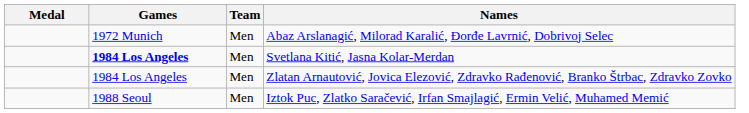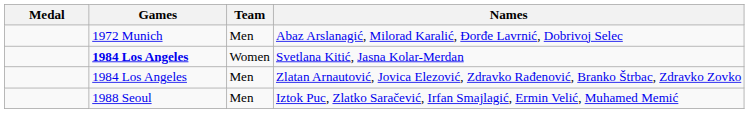(241, 56) Men -> (250, 56) Women
